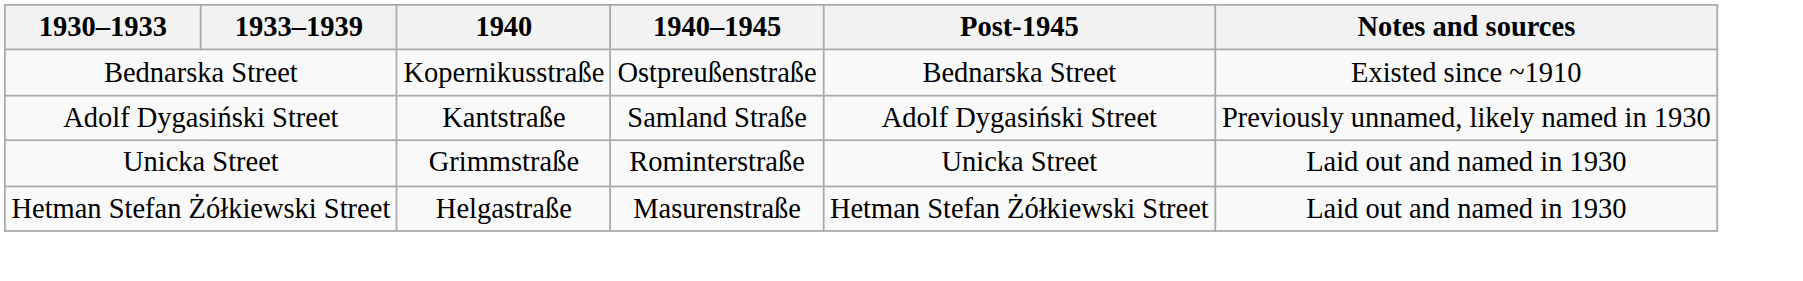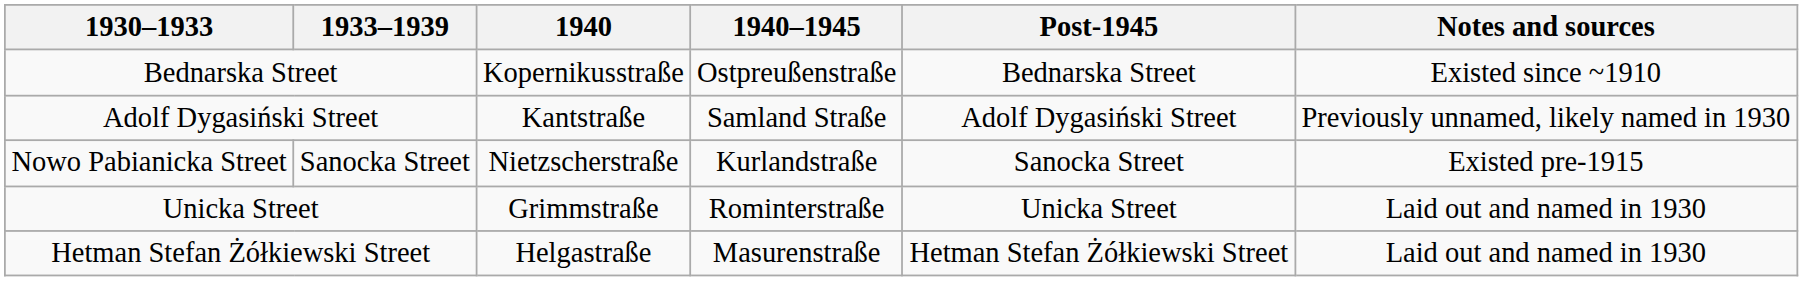+ row: (149, 162)
